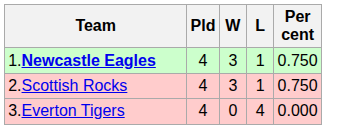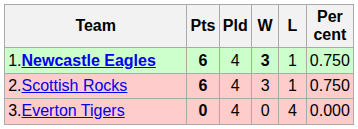+ column: (203, 26)
(233, 60) normal -> (265, 60) bold
